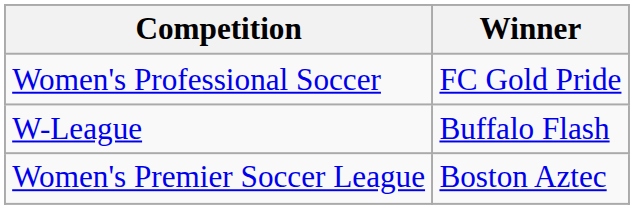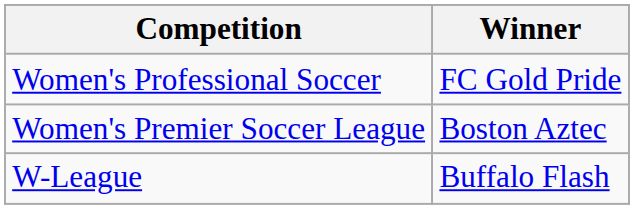rows swapped: (77, 128) <-> (219, 177)
